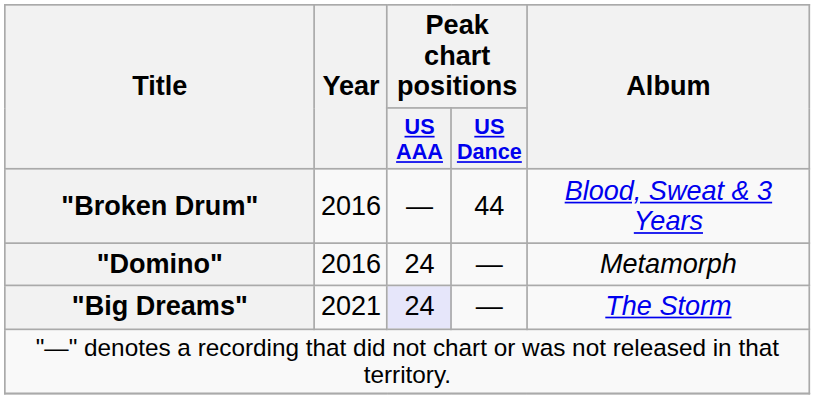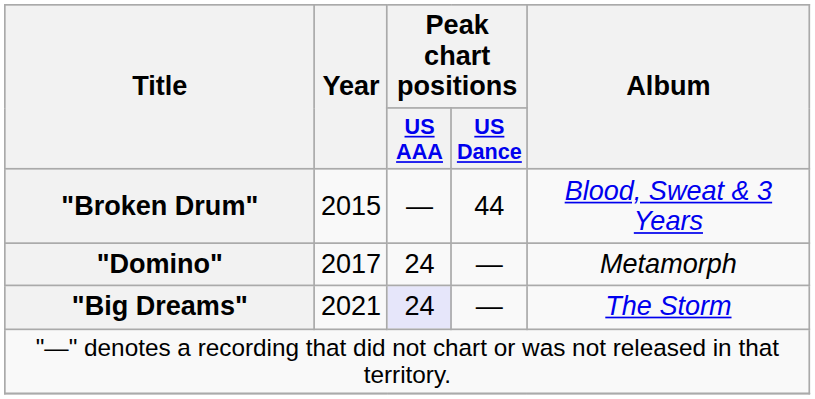(351, 205) 2016 -> (351, 205) 2015
(351, 263) 2016 -> (351, 263) 2017
